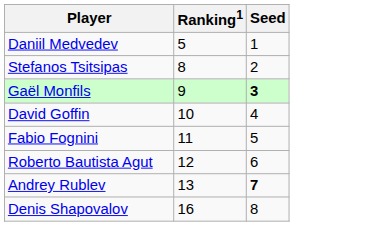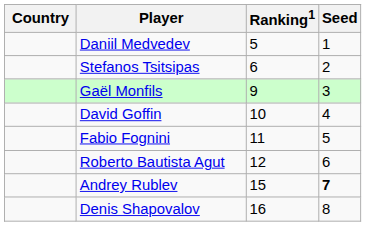+ column: (40, 18)
(182, 67) 8 -> (254, 67) 6
(254, 91) bold -> (326, 91) normal
(186, 185) 13 -> (258, 185) 15
